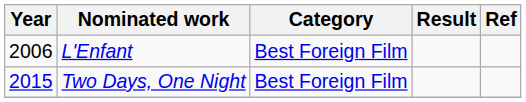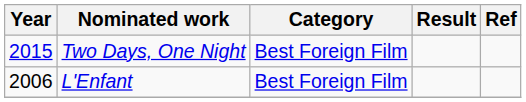rows swapped: (97, 50) <-> (154, 81)
